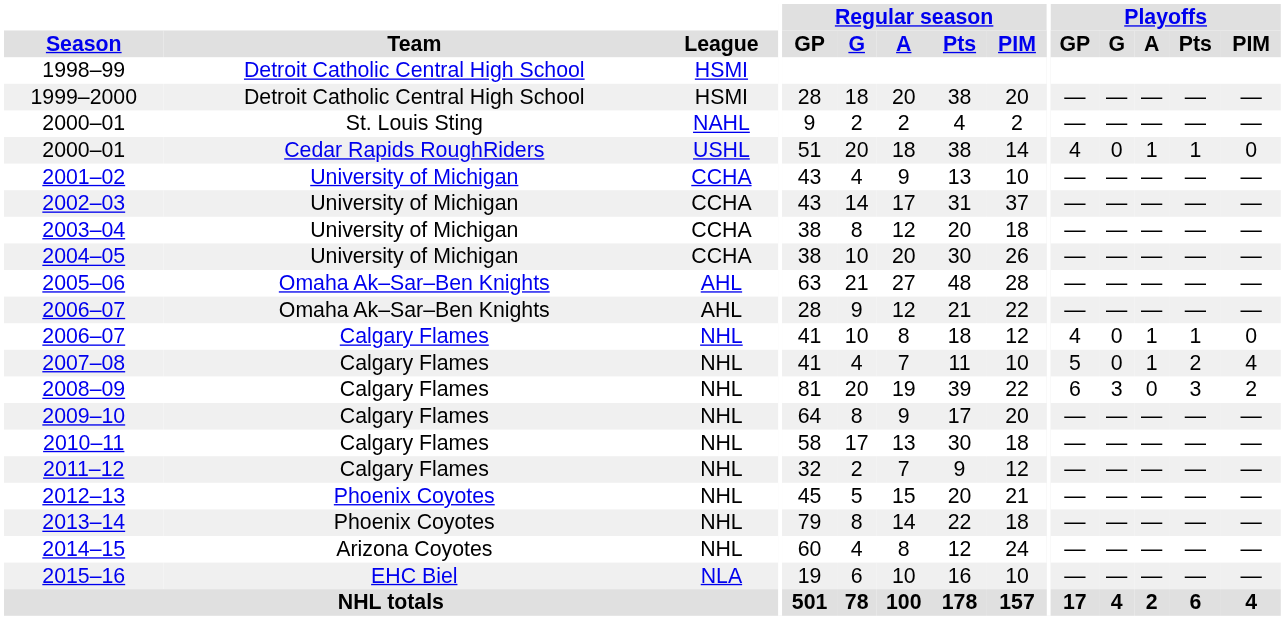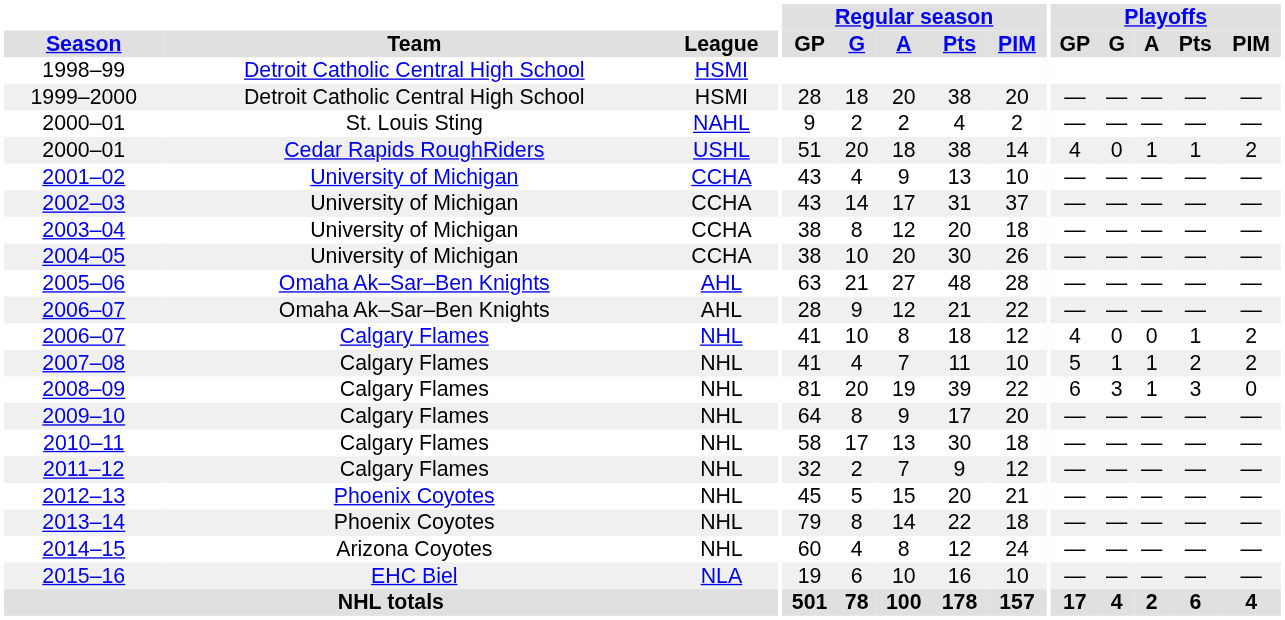(1251, 150) 0 -> (1251, 150) 2
(1152, 336) 1 -> (1152, 336) 0
(1251, 336) 0 -> (1251, 336) 2
(1117, 362) 0 -> (1117, 362) 1
(1251, 362) 4 -> (1251, 362) 2
(1152, 389) 0 -> (1152, 389) 1
(1251, 389) 2 -> (1251, 389) 0
